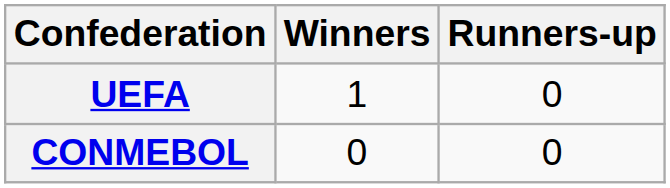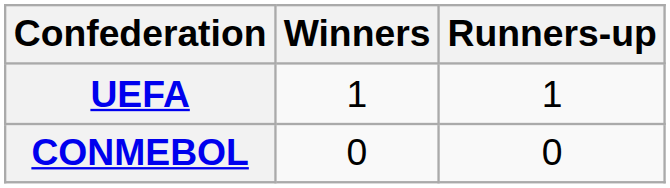(552, 93) 0 -> (552, 93) 1
